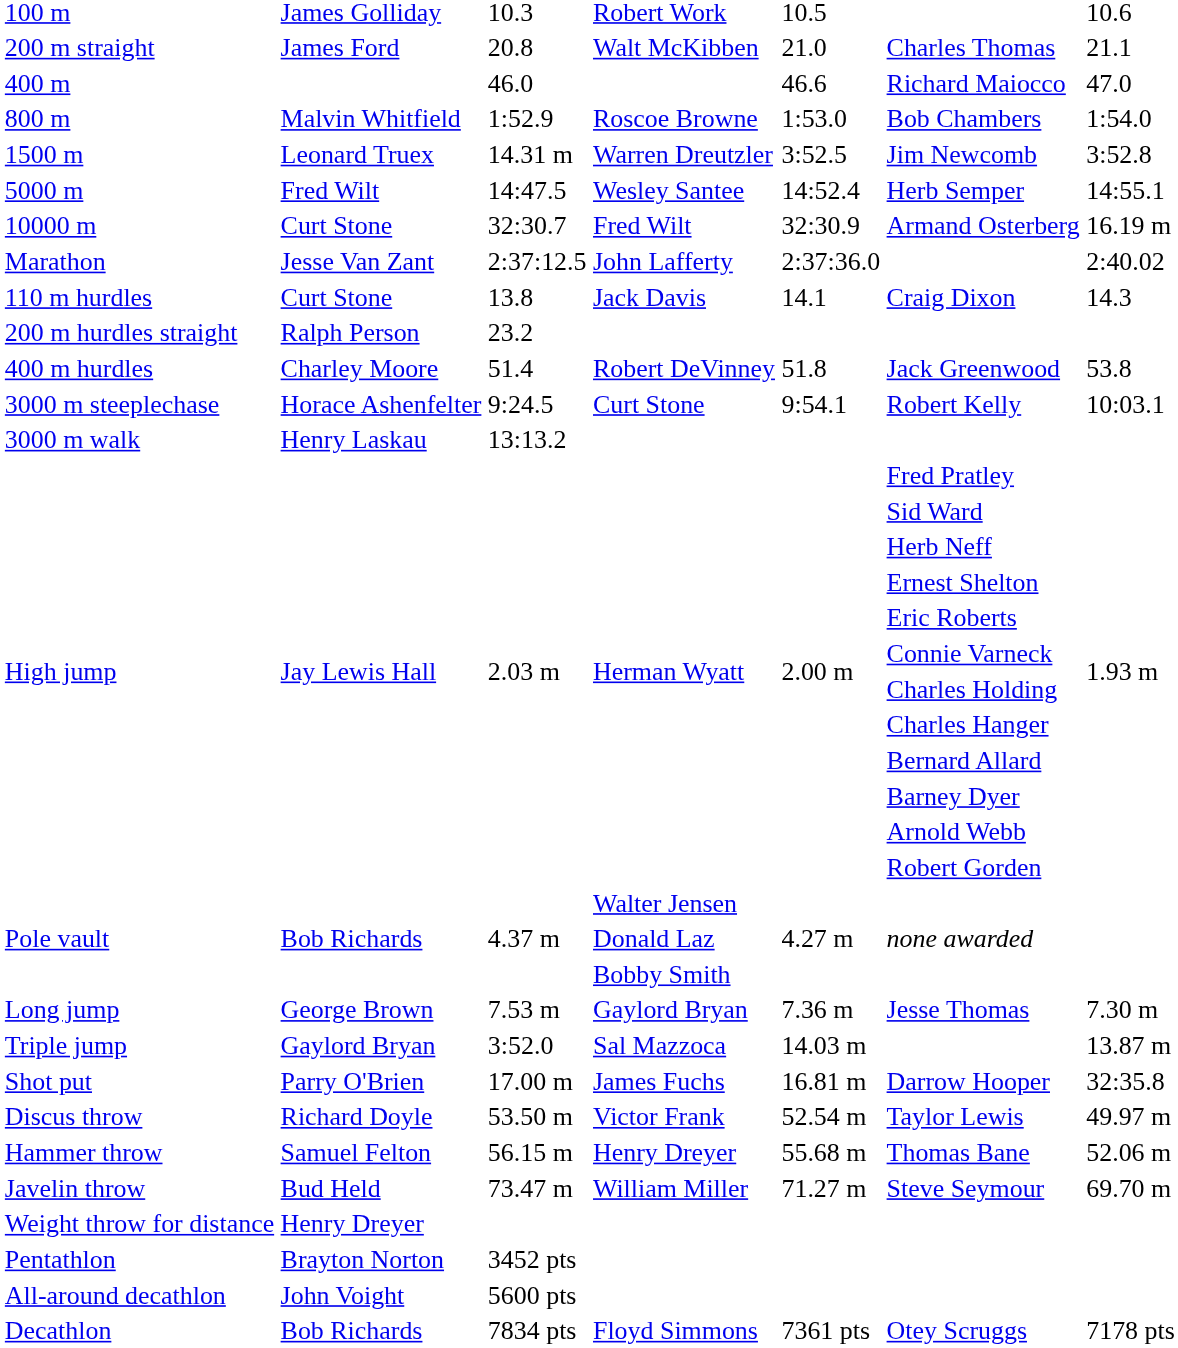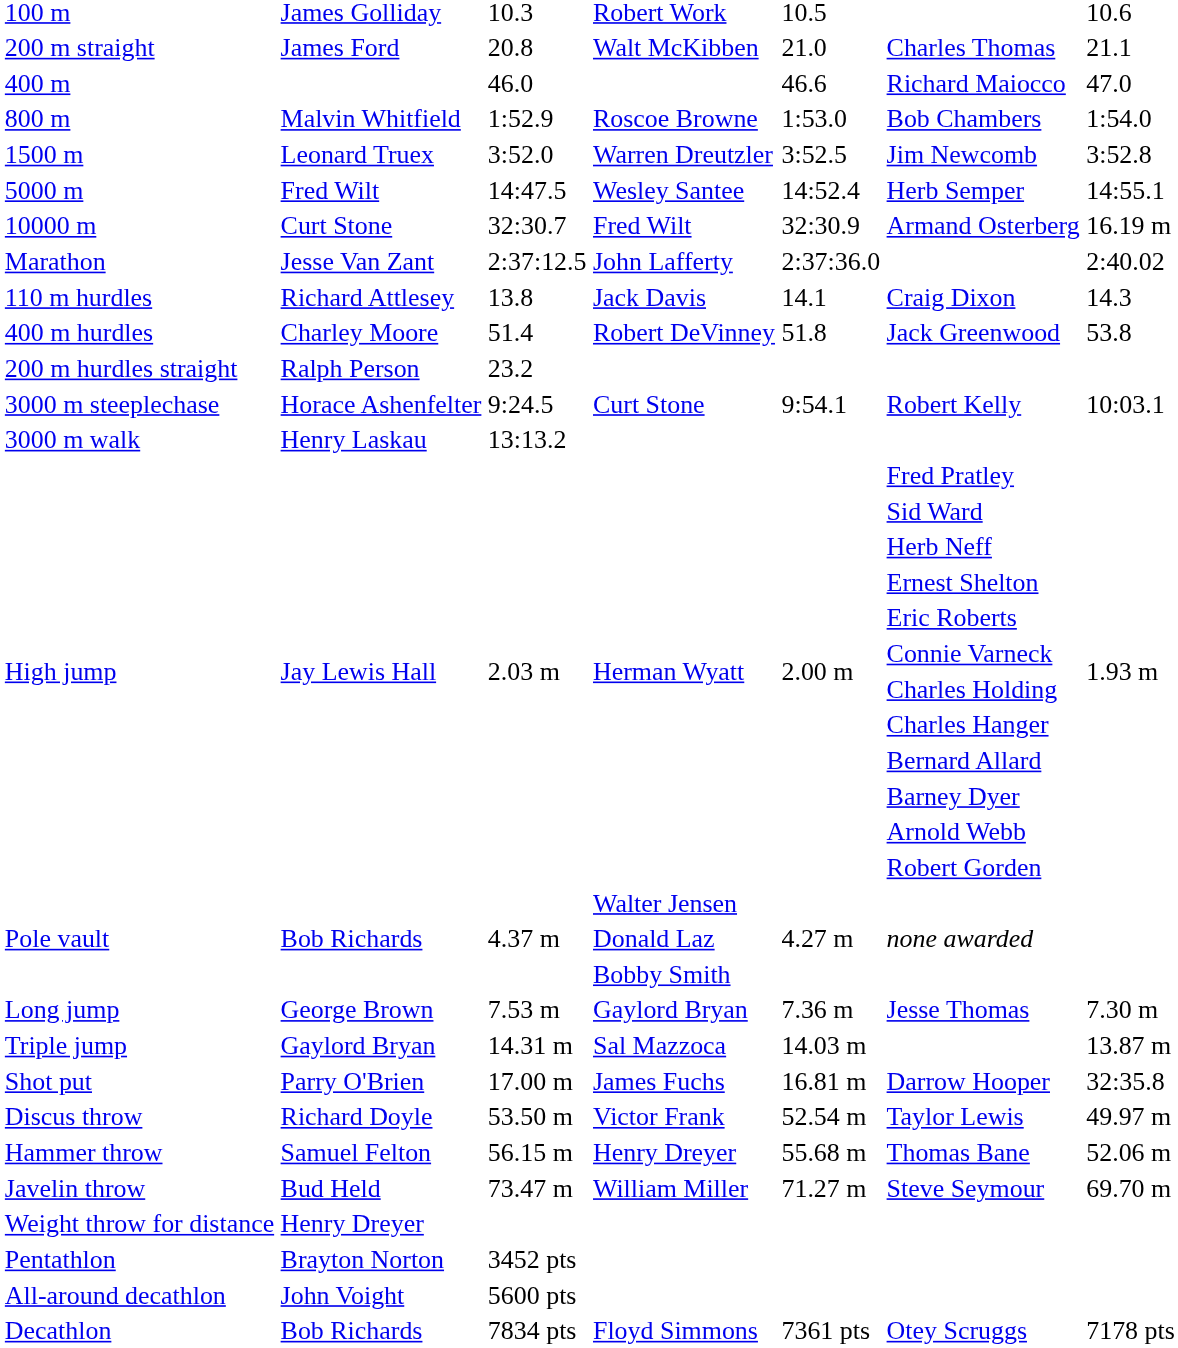(530, 154) 14.31 m -> (521, 154) 3:52.0
(336, 297) Curt Stone -> (367, 297) Richard Attlesey
rows swapped: (121, 332) <-> (79, 368)
(521, 1045) 3:52.0 -> (530, 1045) 14.31 m
